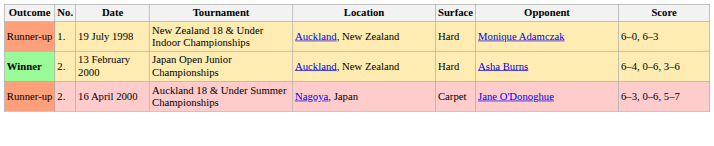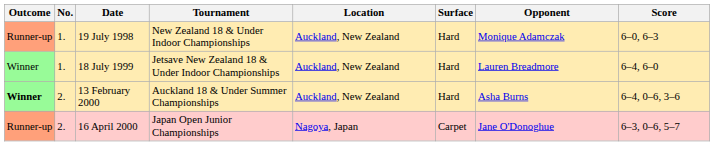+ row: (106, 66)
(192, 66) Japan Open Junior Championships -> (219, 95) Auckland 18 & Under Summer Championships
(219, 95) Auckland 18 & Under Summer Championships -> (192, 125) Japan Open Junior Championships
